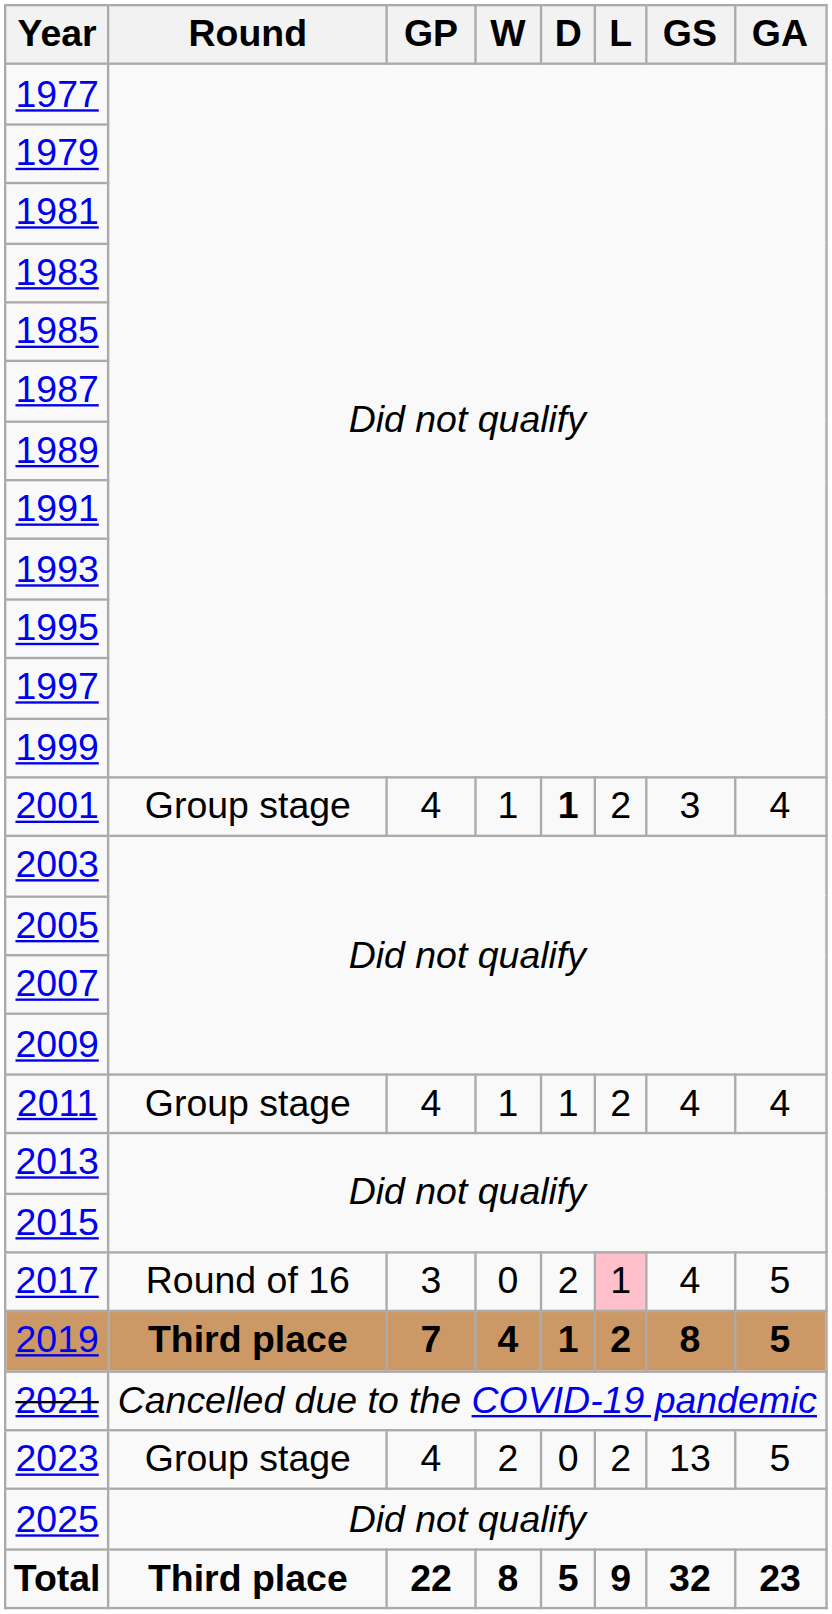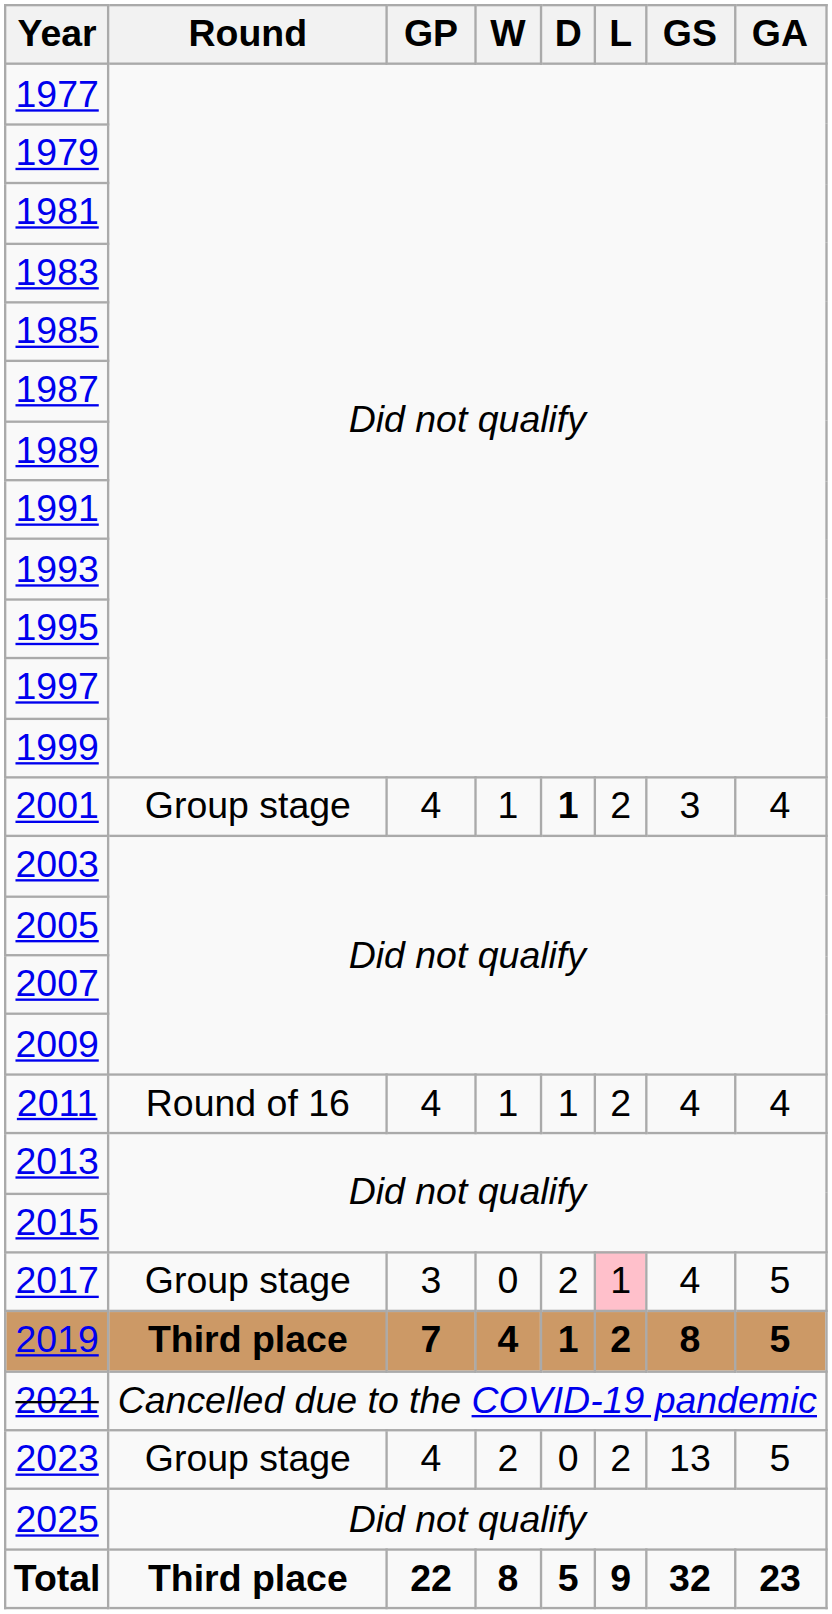(248, 1102) Group stage -> (248, 1102) Round of 16
(248, 1281) Round of 16 -> (248, 1281) Group stage
